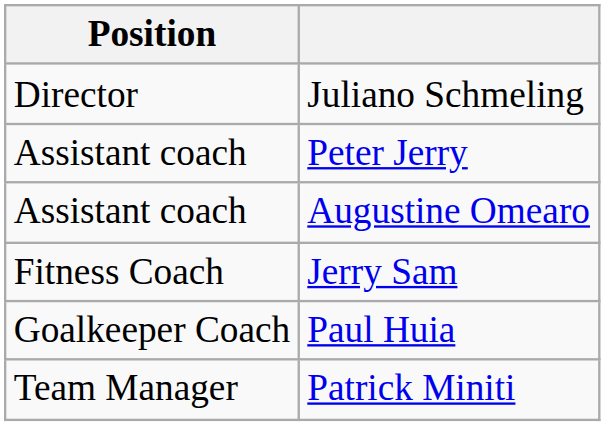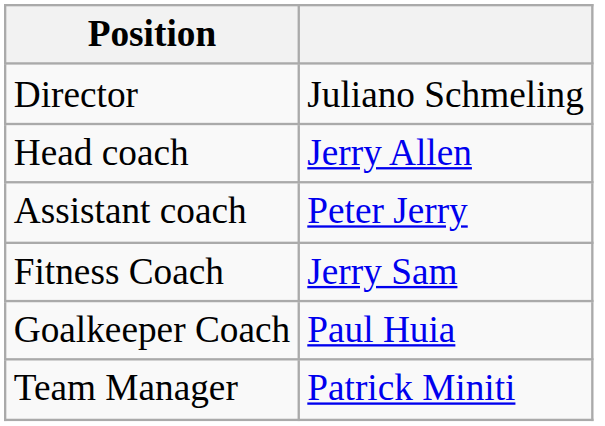+ row: (390, 152)
- row: (449, 211)
